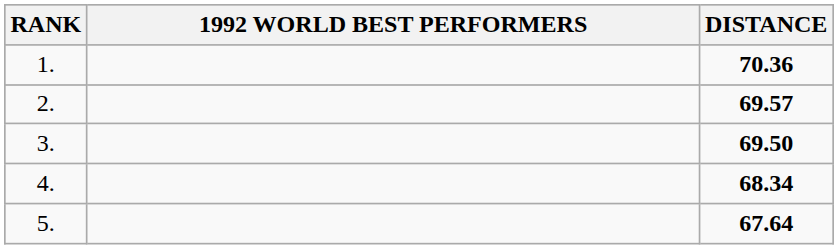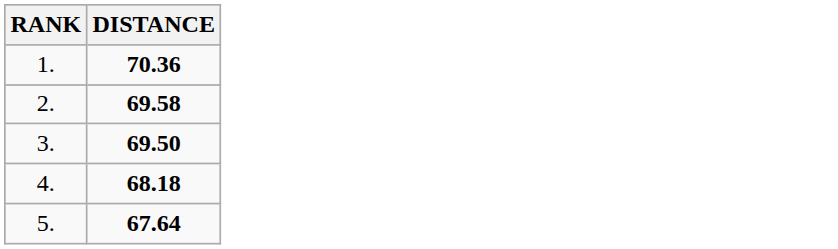- column: (393, 24)
(766, 104) 69.57 -> (154, 104) 69.58
(766, 183) 68.34 -> (154, 183) 68.18
